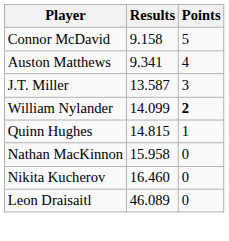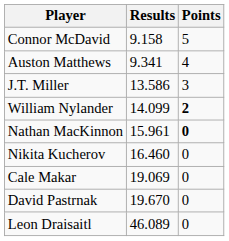(150, 85) 13.587 -> (150, 85) 13.586
- row: (50, 131)
(150, 154) 15.958 -> (150, 131) 15.961
(185, 154) normal -> (185, 131) bold
+ row: (42, 177)
+ row: (52, 200)
